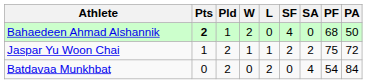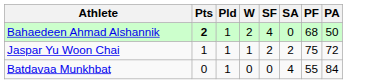- column: (269, 13)
(228, 50) 2 -> (228, 50) 1
(228, 69) 2 -> (228, 69) 1
(331, 69) 54 -> (311, 69) 55
